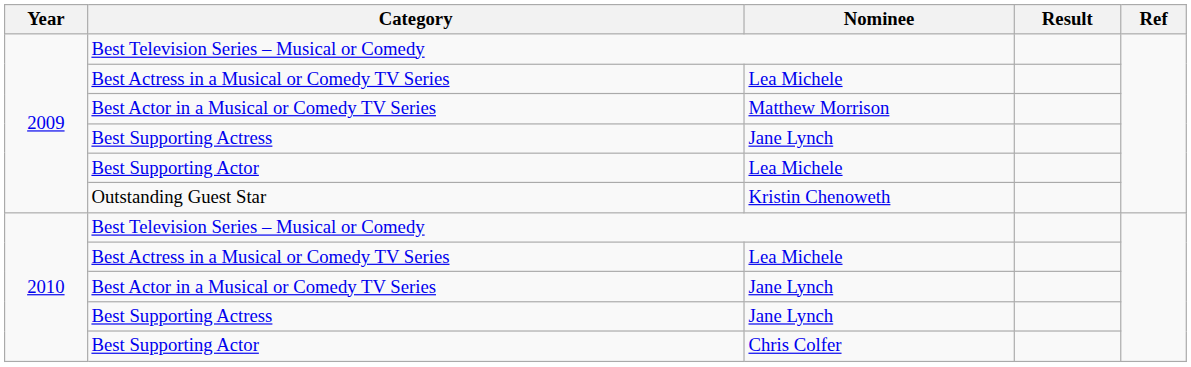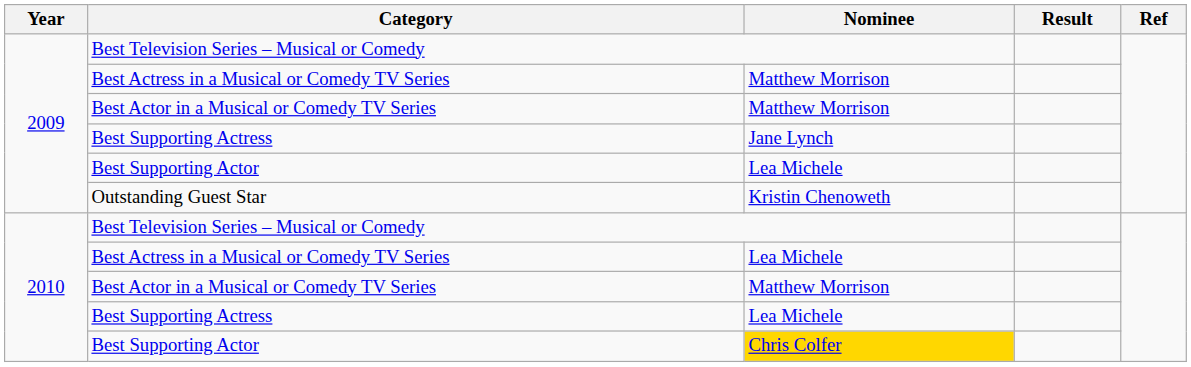(796, 78) Lea Michele -> (819, 78) Matthew Morrison
(791, 286) Jane Lynch -> (819, 286) Matthew Morrison
(791, 316) Jane Lynch -> (796, 316) Lea Michele
(795, 345) no background -> (795, 345) gold background
